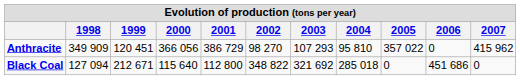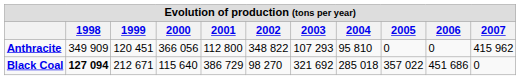(223, 48) 386 729 -> (223, 48) 112 800
(265, 48) 98 270 -> (268, 48) 348 822
(403, 48) 357 022 -> (387, 48) 0
(88, 65) normal -> (88, 65) bold
(223, 65) 112 800 -> (223, 65) 386 729
(268, 65) 348 822 -> (265, 65) 98 270
(387, 65) 0 -> (403, 65) 357 022
